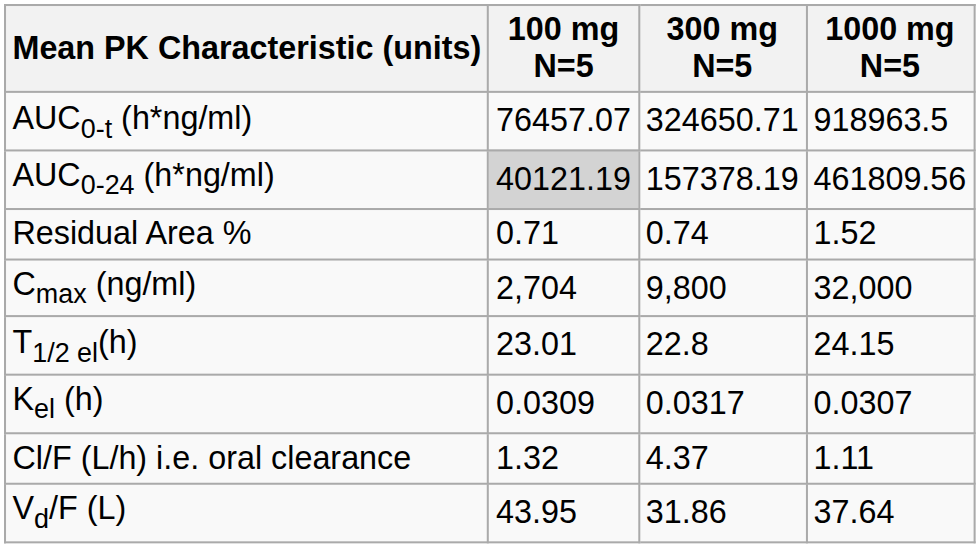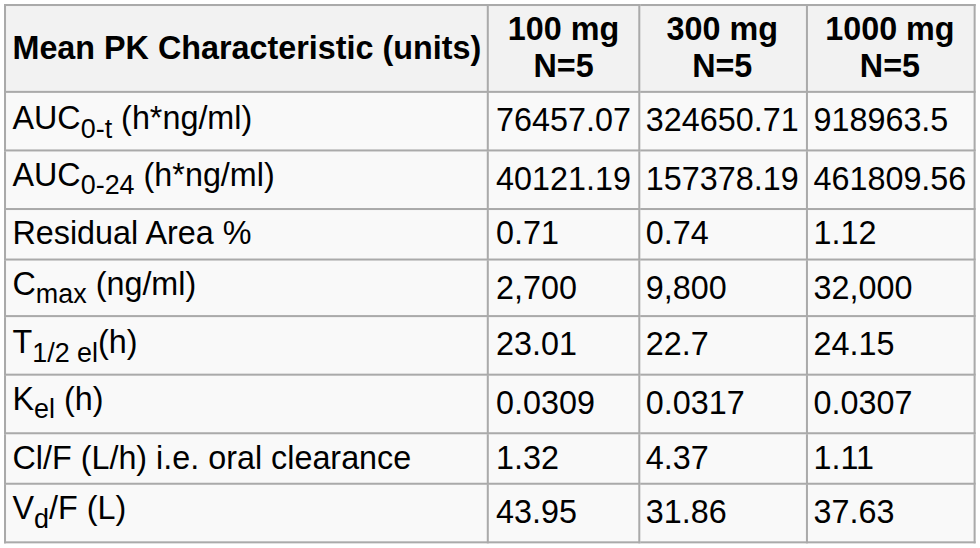(564, 178) lightgrey background -> (564, 178) no background
(845, 233) 1.52 -> (845, 233) 1.12
(537, 287) 2,704 -> (537, 287) 2,700
(677, 345) 22.8 -> (677, 345) 22.7
(854, 511) 37.64 -> (854, 511) 37.63
